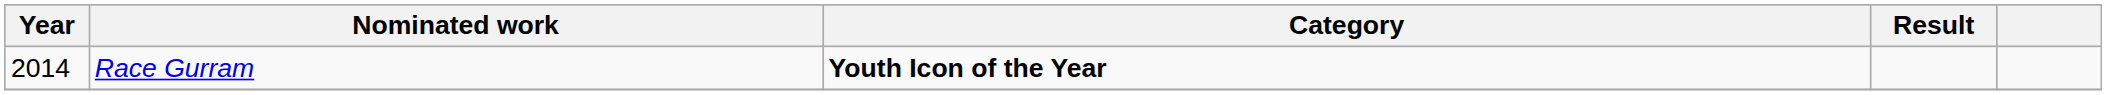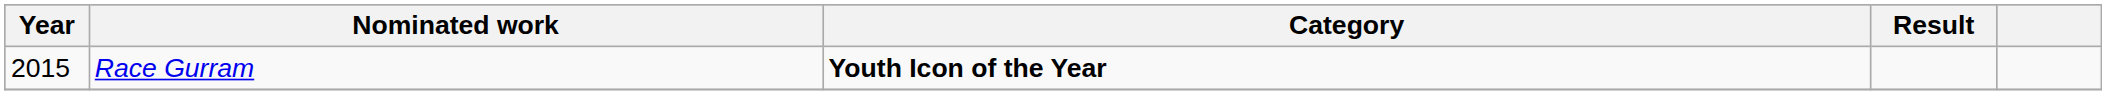(40, 67) 2014 -> (40, 67) 2015
